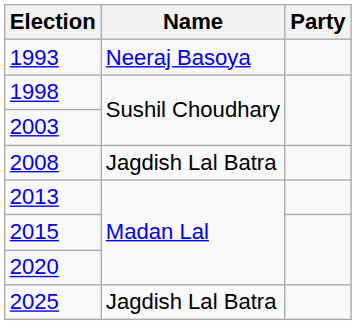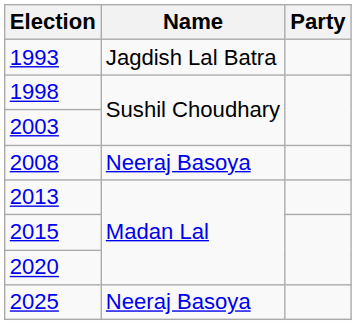(178, 57) Neeraj Basoya -> (191, 57) Jagdish Lal Batra
(191, 162) Jagdish Lal Batra -> (178, 162) Neeraj Basoya
(191, 302) Jagdish Lal Batra -> (178, 302) Neeraj Basoya
